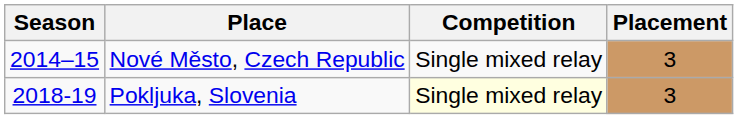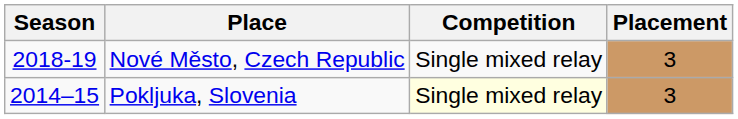(55, 58) 2014–15 -> (55, 58) 2018-19
(55, 95) 2018-19 -> (55, 95) 2014–15
